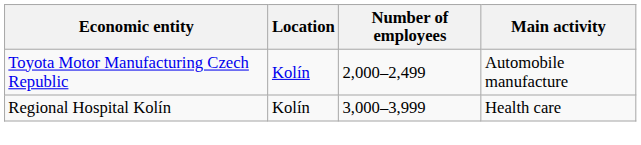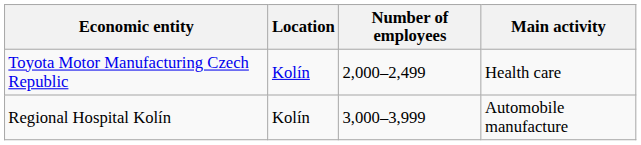(527, 72) Automobile manufacture -> (523, 72) Health care
(523, 107) Health care -> (527, 117) Automobile manufacture
